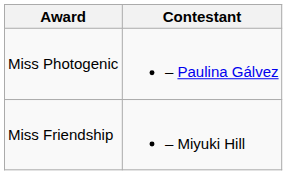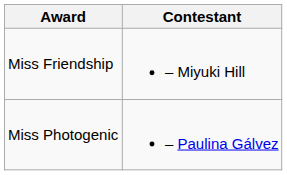rows swapped: (61, 135) <-> (63, 64)
